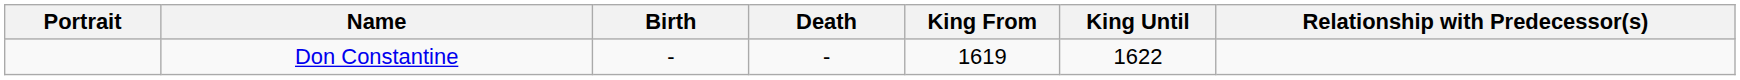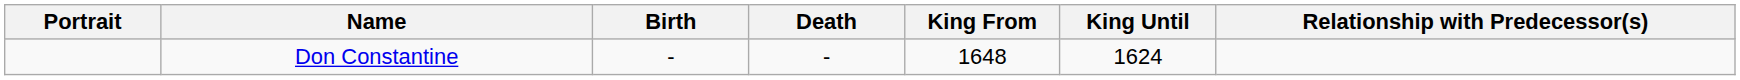(982, 56) 1619 -> (982, 56) 1648
(1138, 56) 1622 -> (1138, 56) 1624
